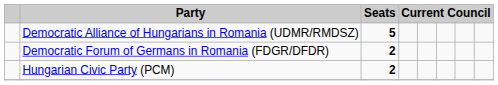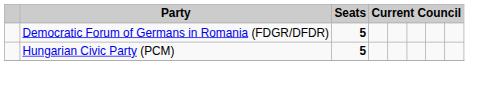- row: (191, 32)
(392, 51) 2 -> (363, 32) 5
(392, 70) 2 -> (363, 51) 5
